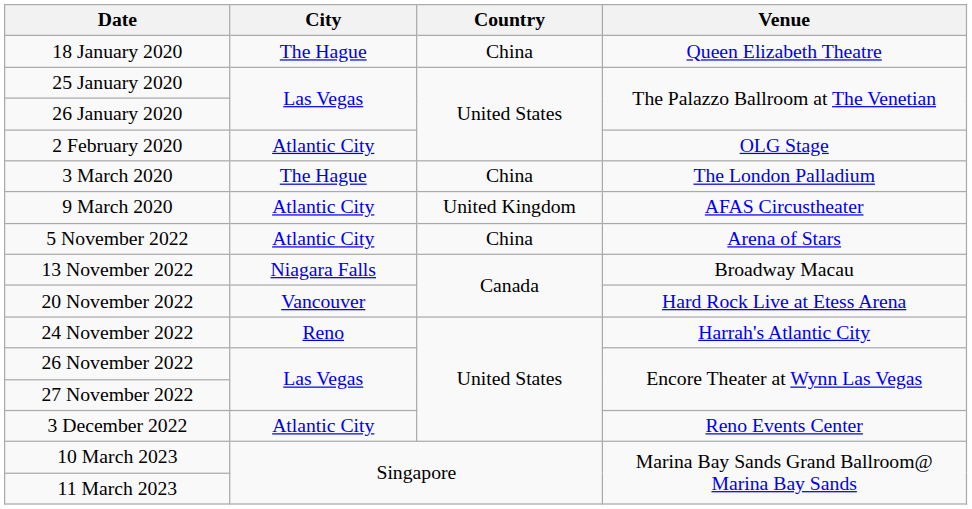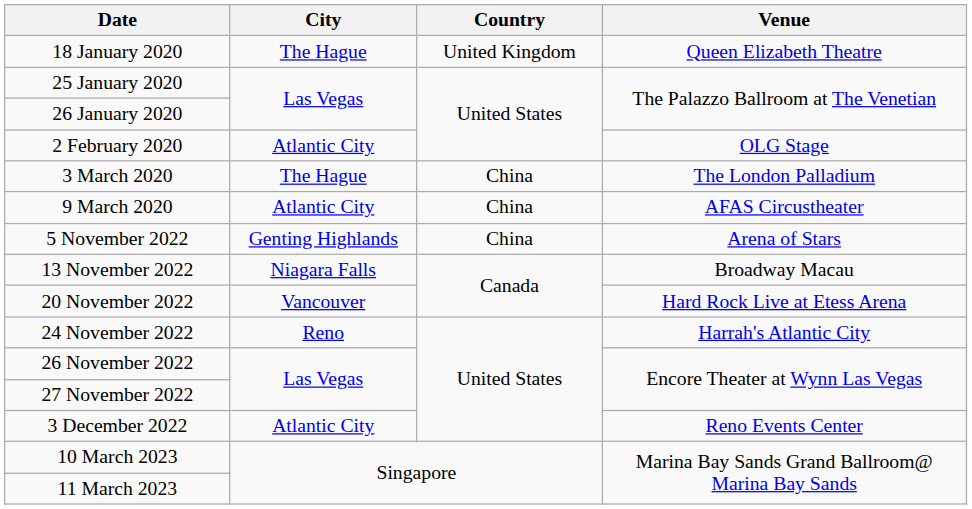(509, 51) China -> (509, 51) United Kingdom
(509, 207) United Kingdom -> (509, 207) China
(323, 238) Atlantic City -> (323, 238) Genting Highlands
